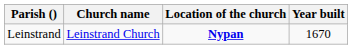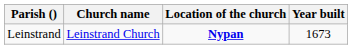(318, 34) 1670 -> (318, 34) 1673
